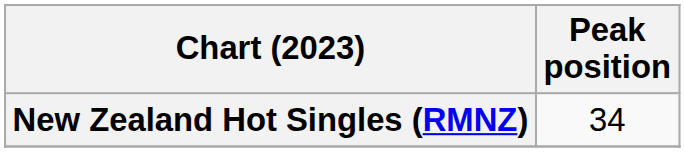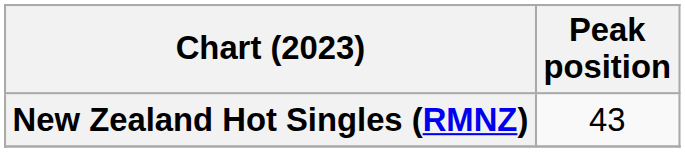(607, 119) 34 -> (607, 119) 43
